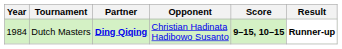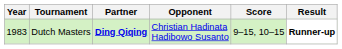(17, 32) 1984 -> (17, 32) 1983
(259, 32) bold -> (259, 32) normal
